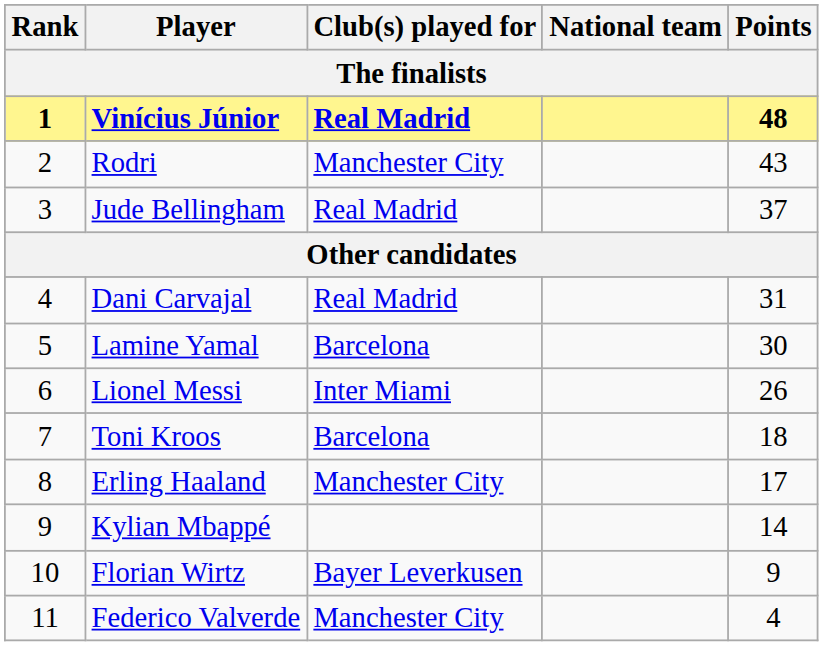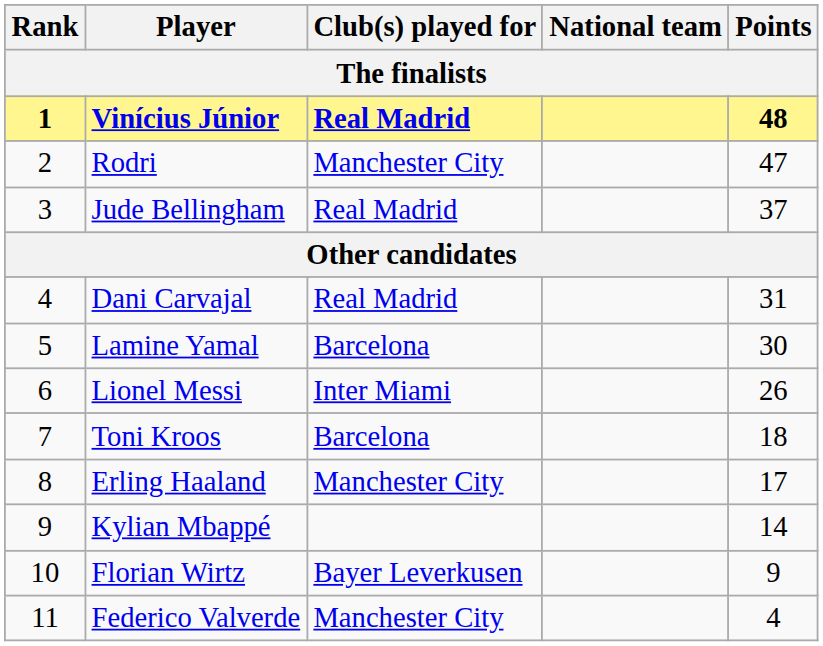(773, 163) 43 -> (773, 163) 47
